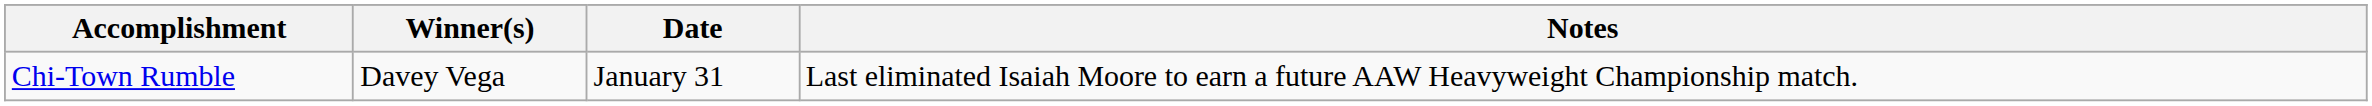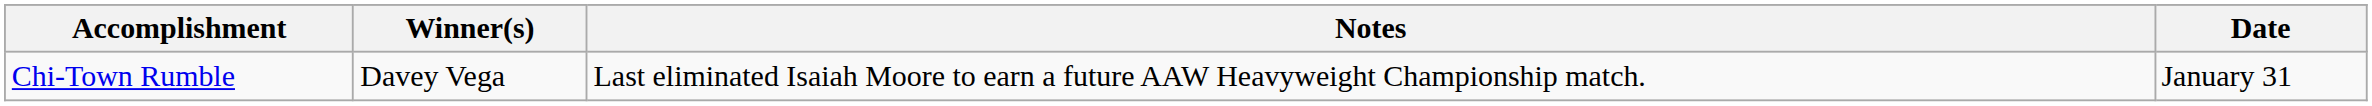columns swapped: (693, 28) <-> (1583, 28)
